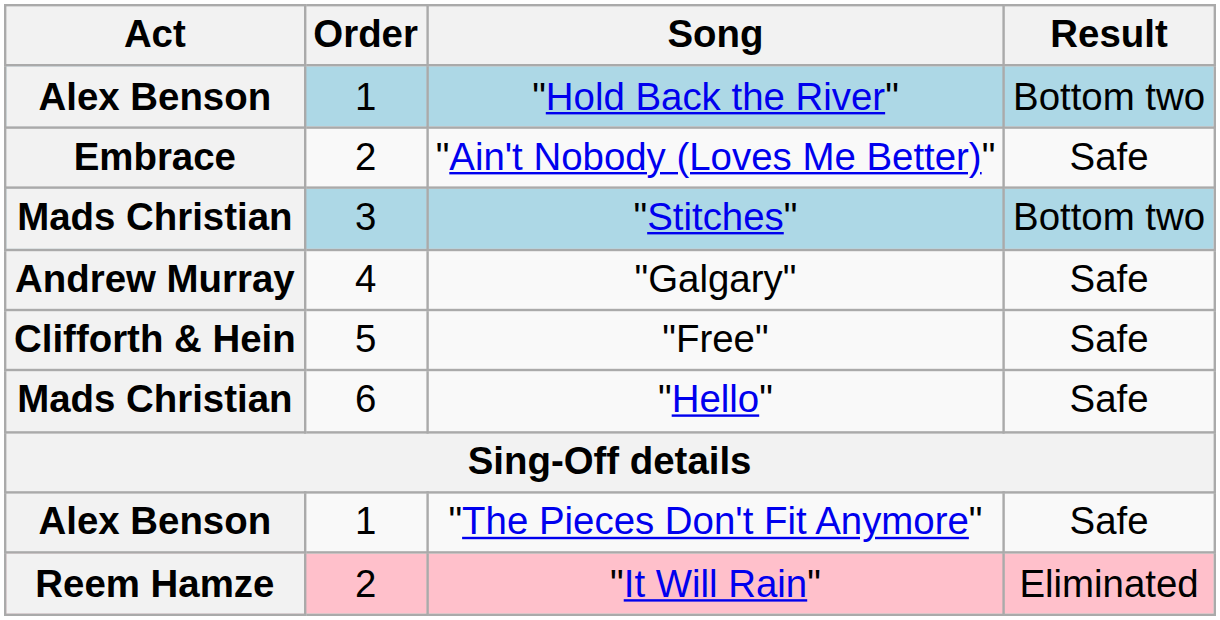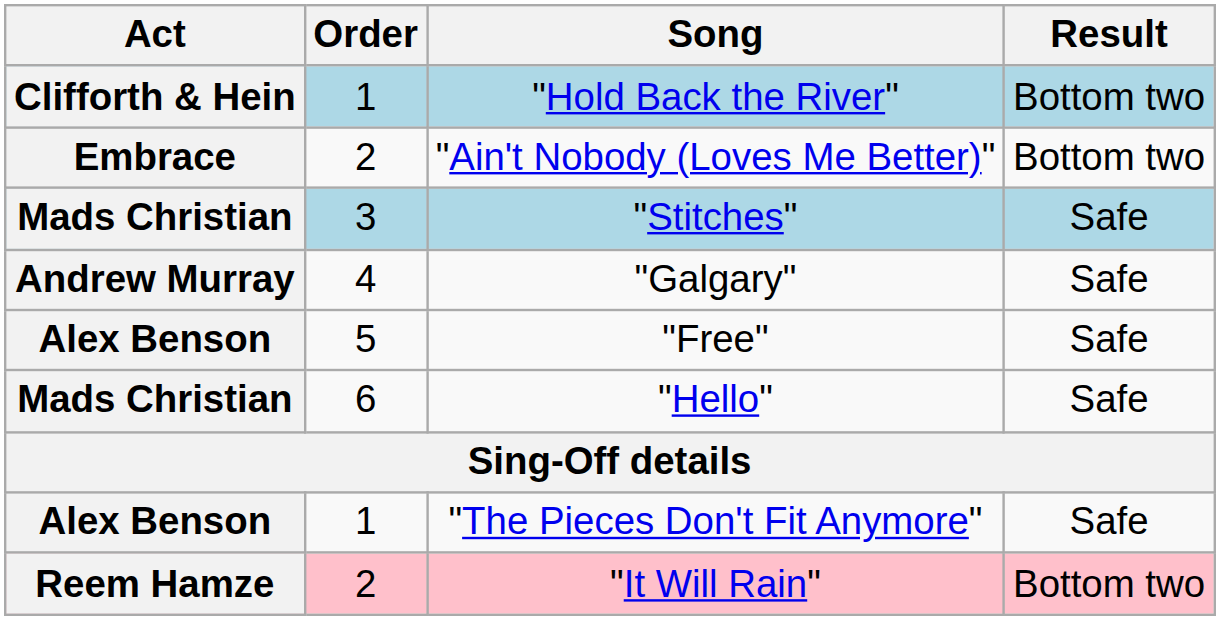(155, 95) Alex Benson -> (155, 95) Clifforth & Hein
(1109, 156) Safe -> (1109, 156) Bottom two
(1109, 217) Bottom two -> (1109, 217) Safe
(155, 339) Clifforth & Hein -> (155, 339) Alex Benson
(1109, 583) Eliminated -> (1109, 583) Bottom two
